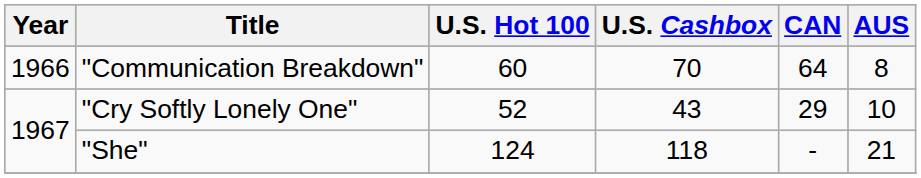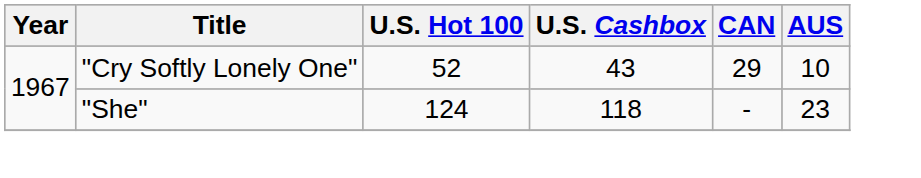- row: (253, 67)
(881, 151) 21 -> (815, 109) 23
